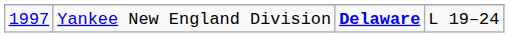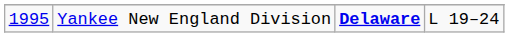(29, 18) 1997 -> (29, 18) 1995
